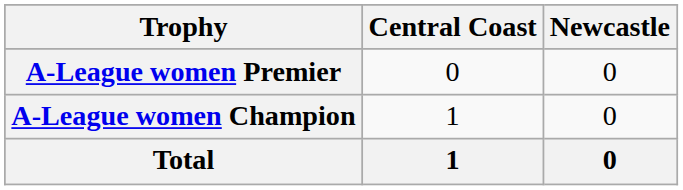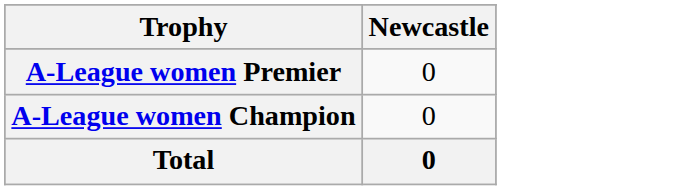- column: (453, 26)
